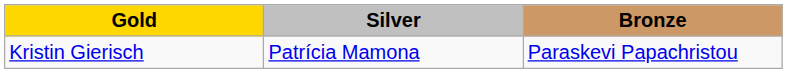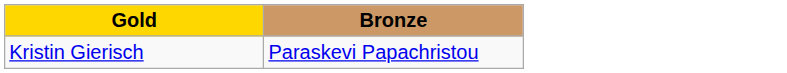- column: (393, 20)
